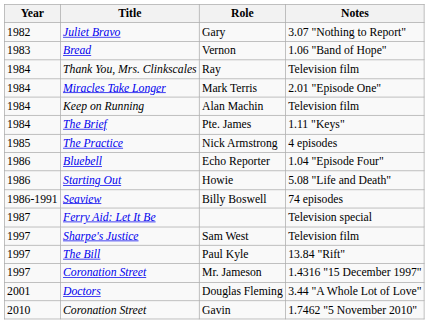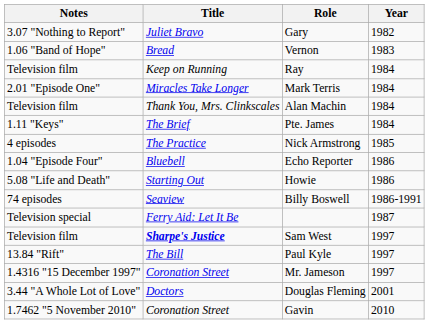columns swapped: (32, 13) <-> (355, 13)
(130, 69) Thank You, Mrs. Clinkscales -> (186, 69) Keep on Running
(104, 106) Keep on Running -> (213, 106) Thank You, Mrs. Clinkscales
(101, 236) normal -> (185, 236) bold
